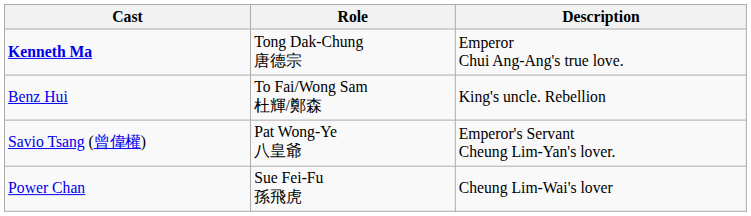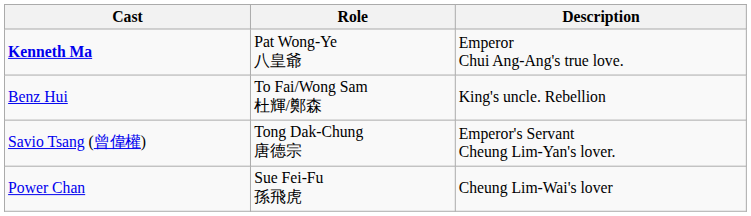(309, 51) Tong Dak-Chung 唐德宗 -> (296, 51) Pat Wong-Ye 八皇爺
(296, 142) Pat Wong-Ye 八皇爺 -> (309, 142) Tong Dak-Chung 唐德宗
